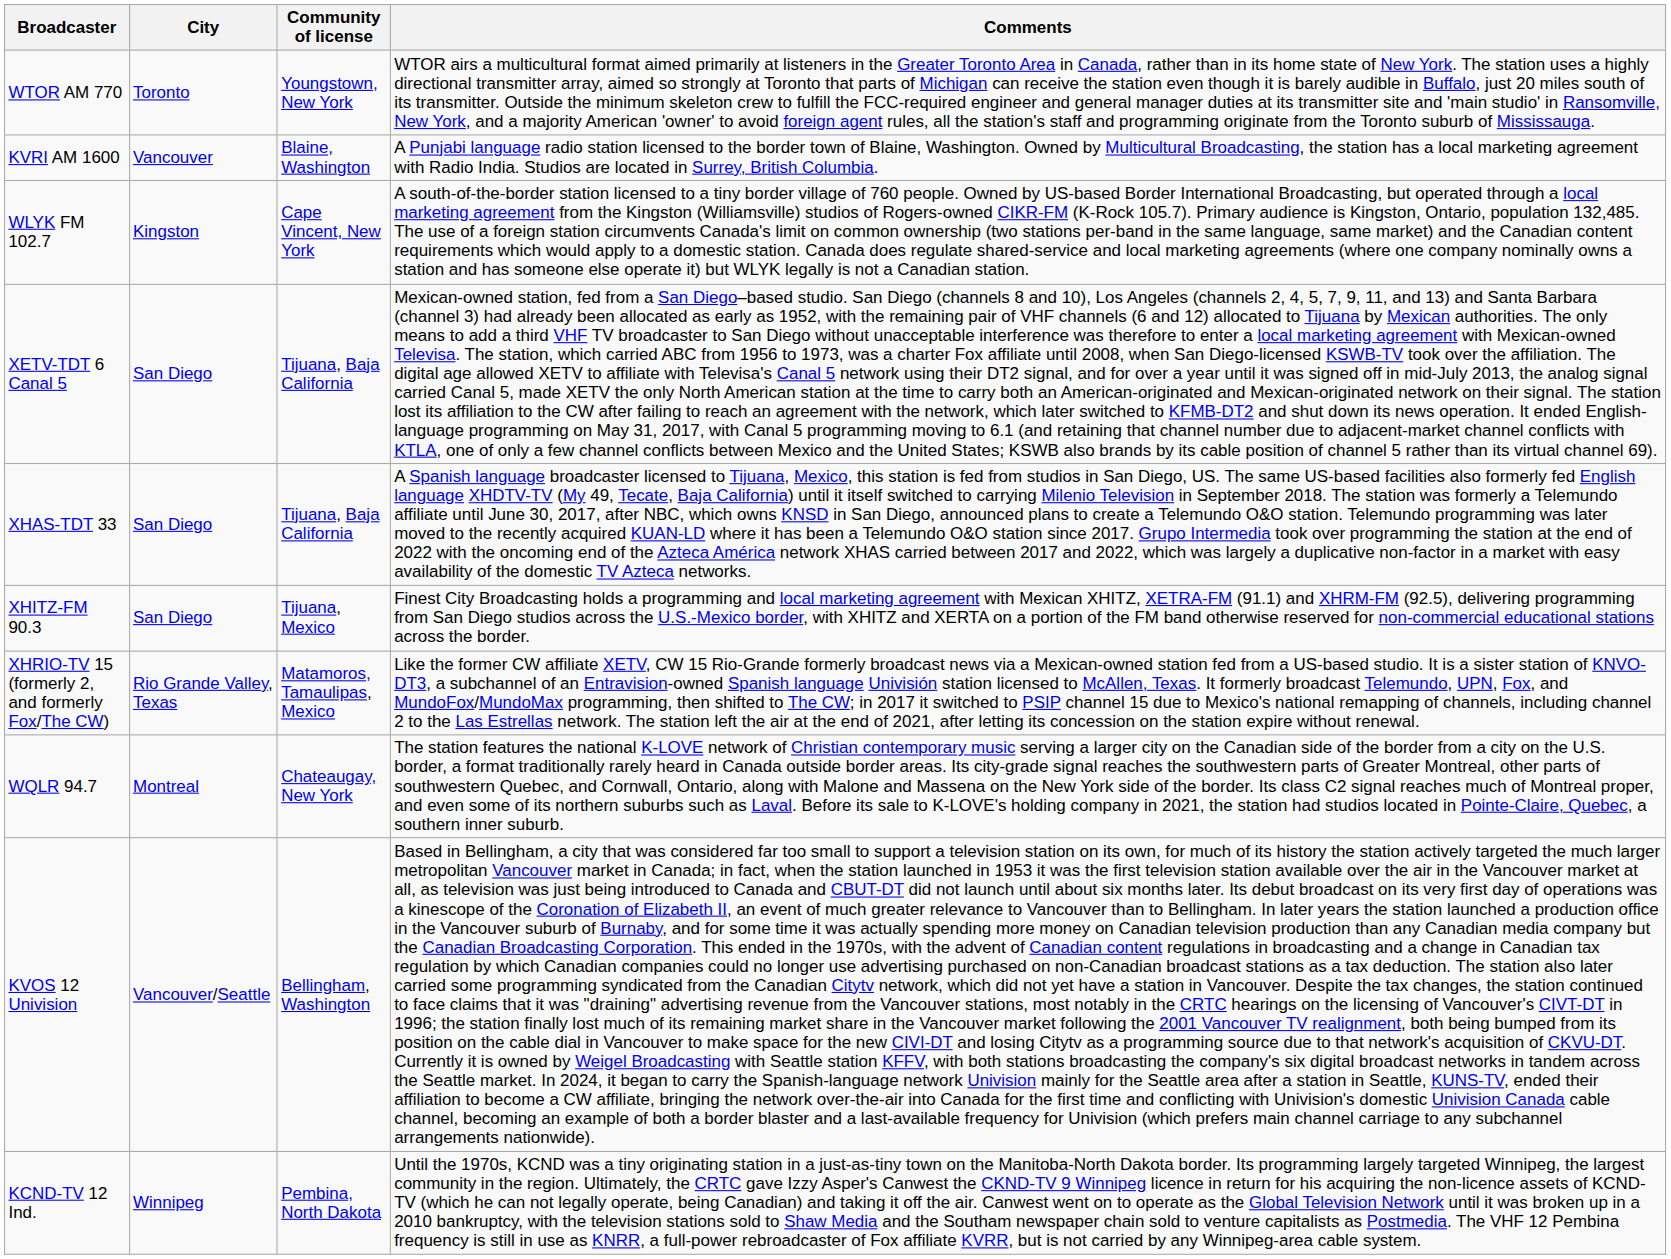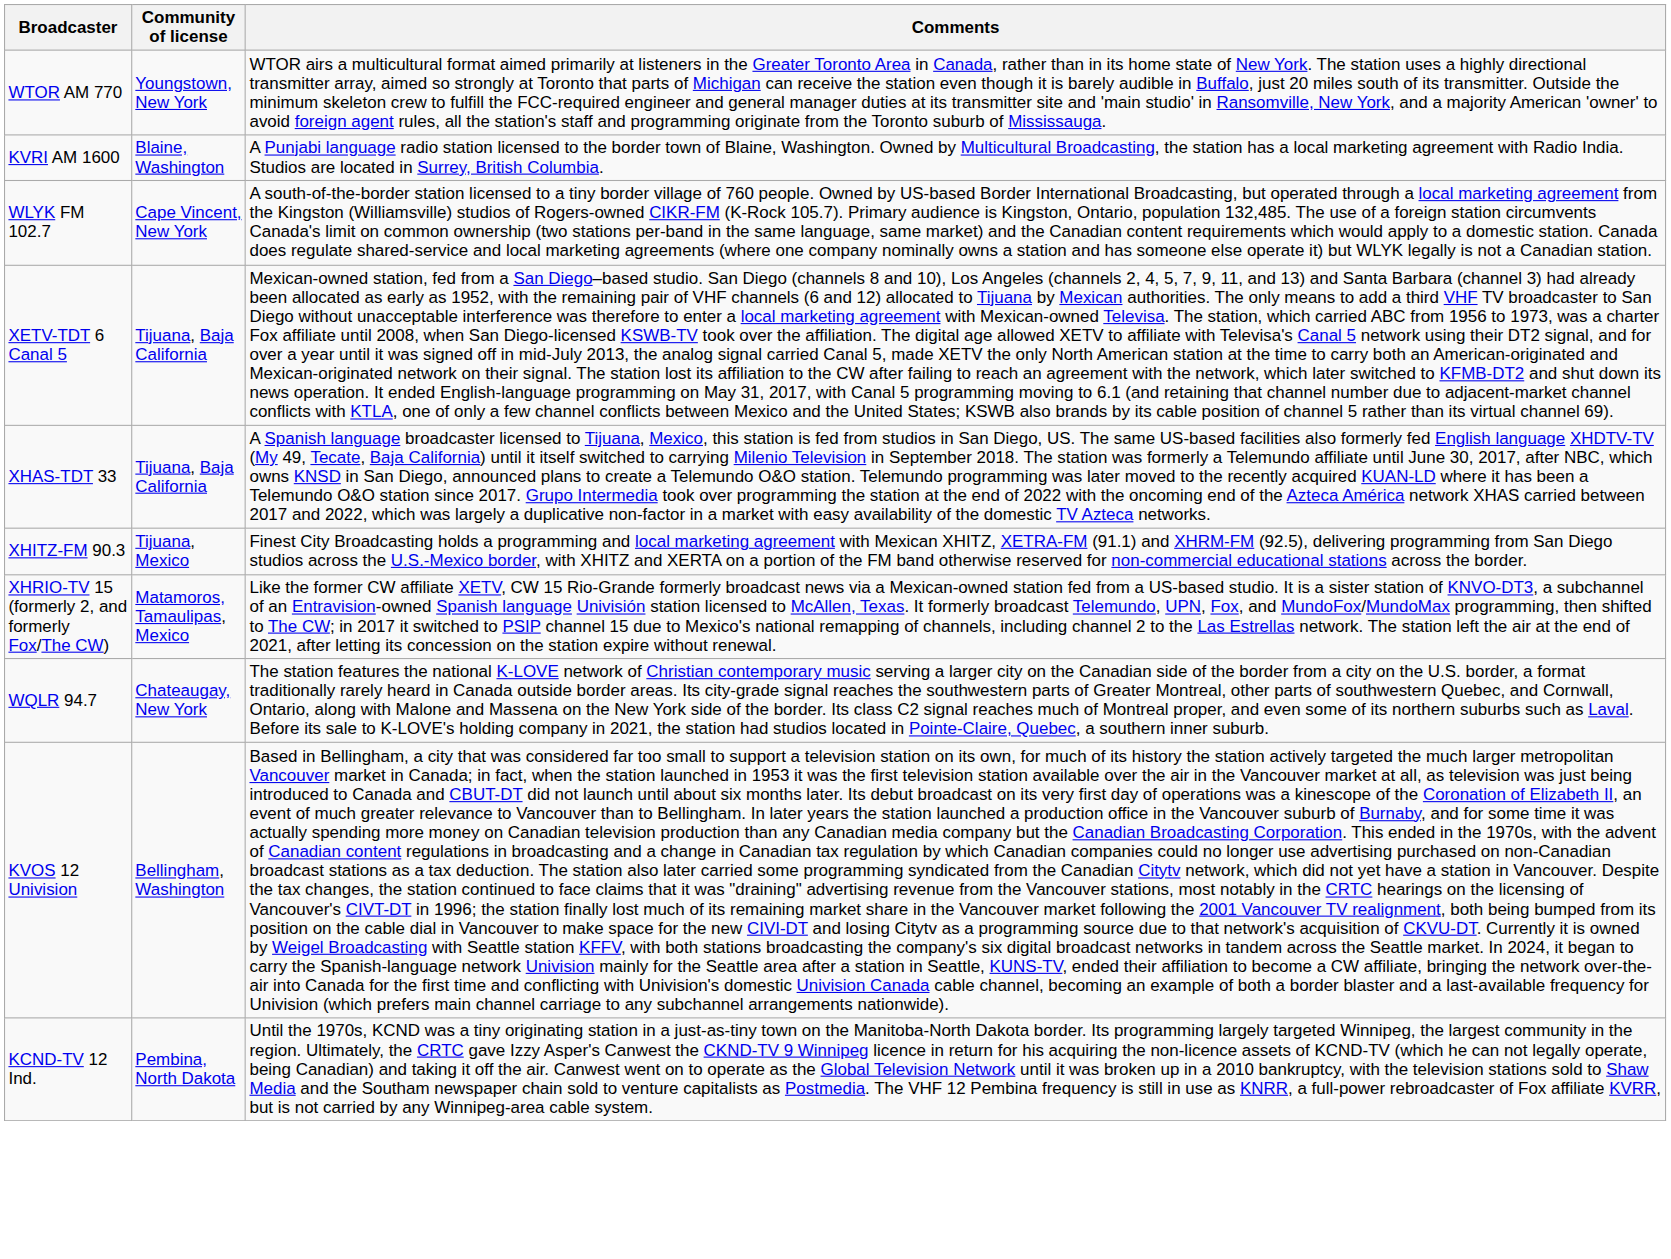- column: (203, 27)
